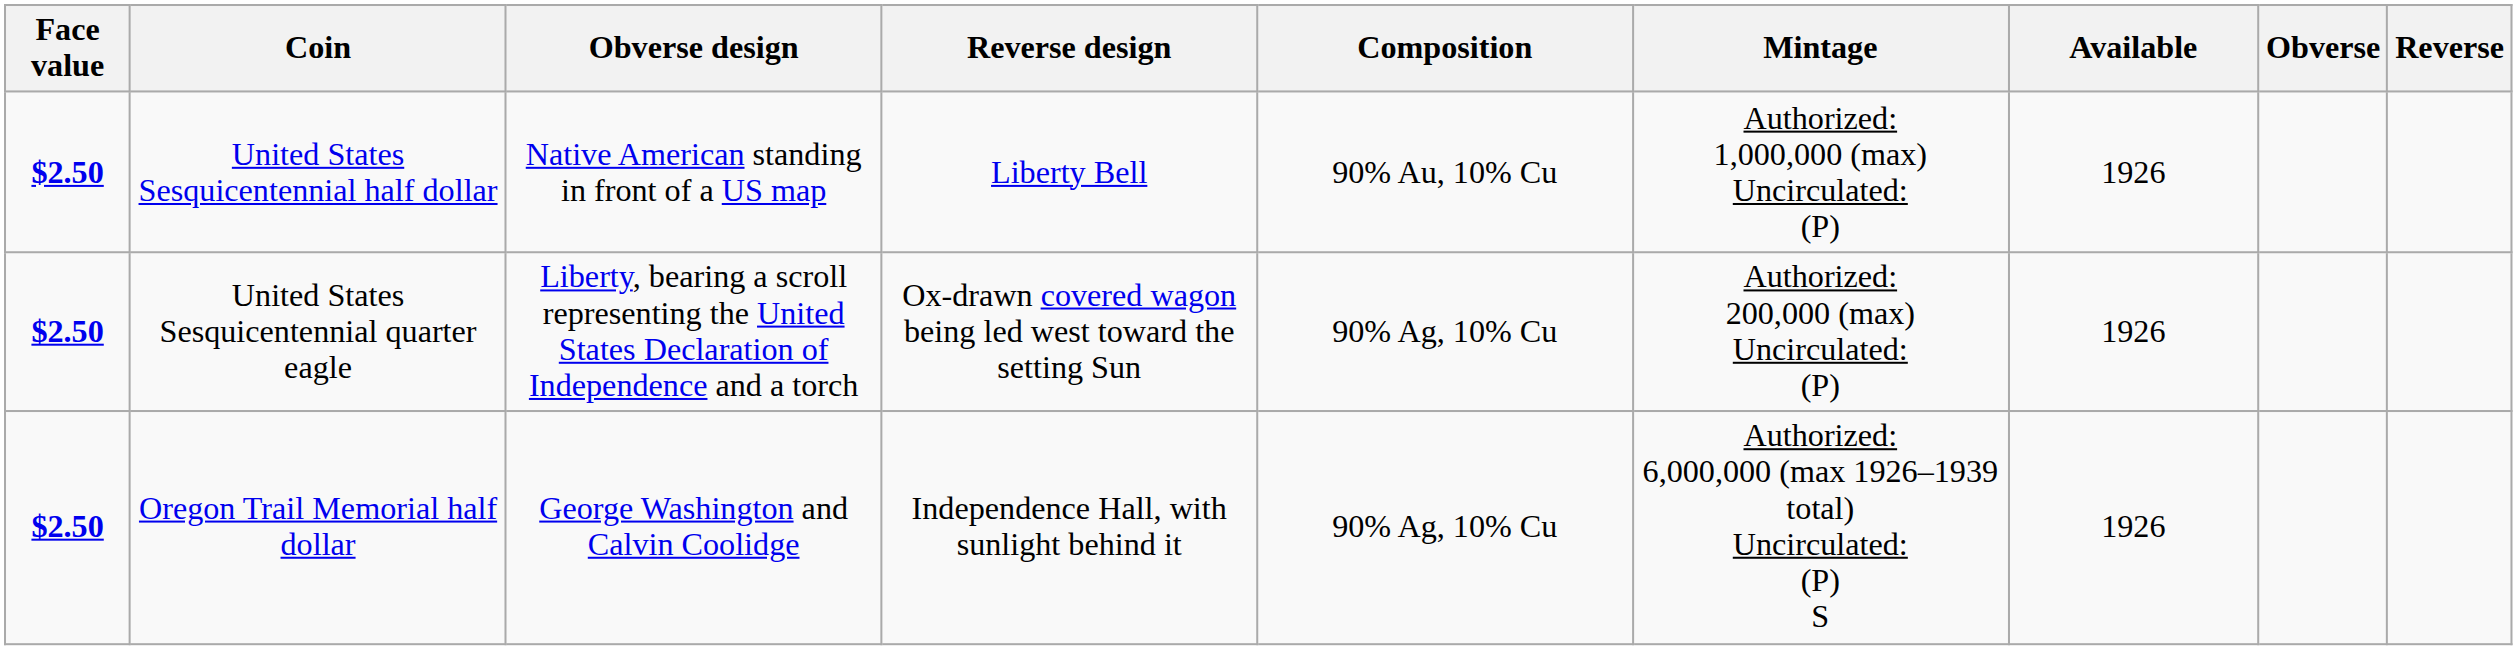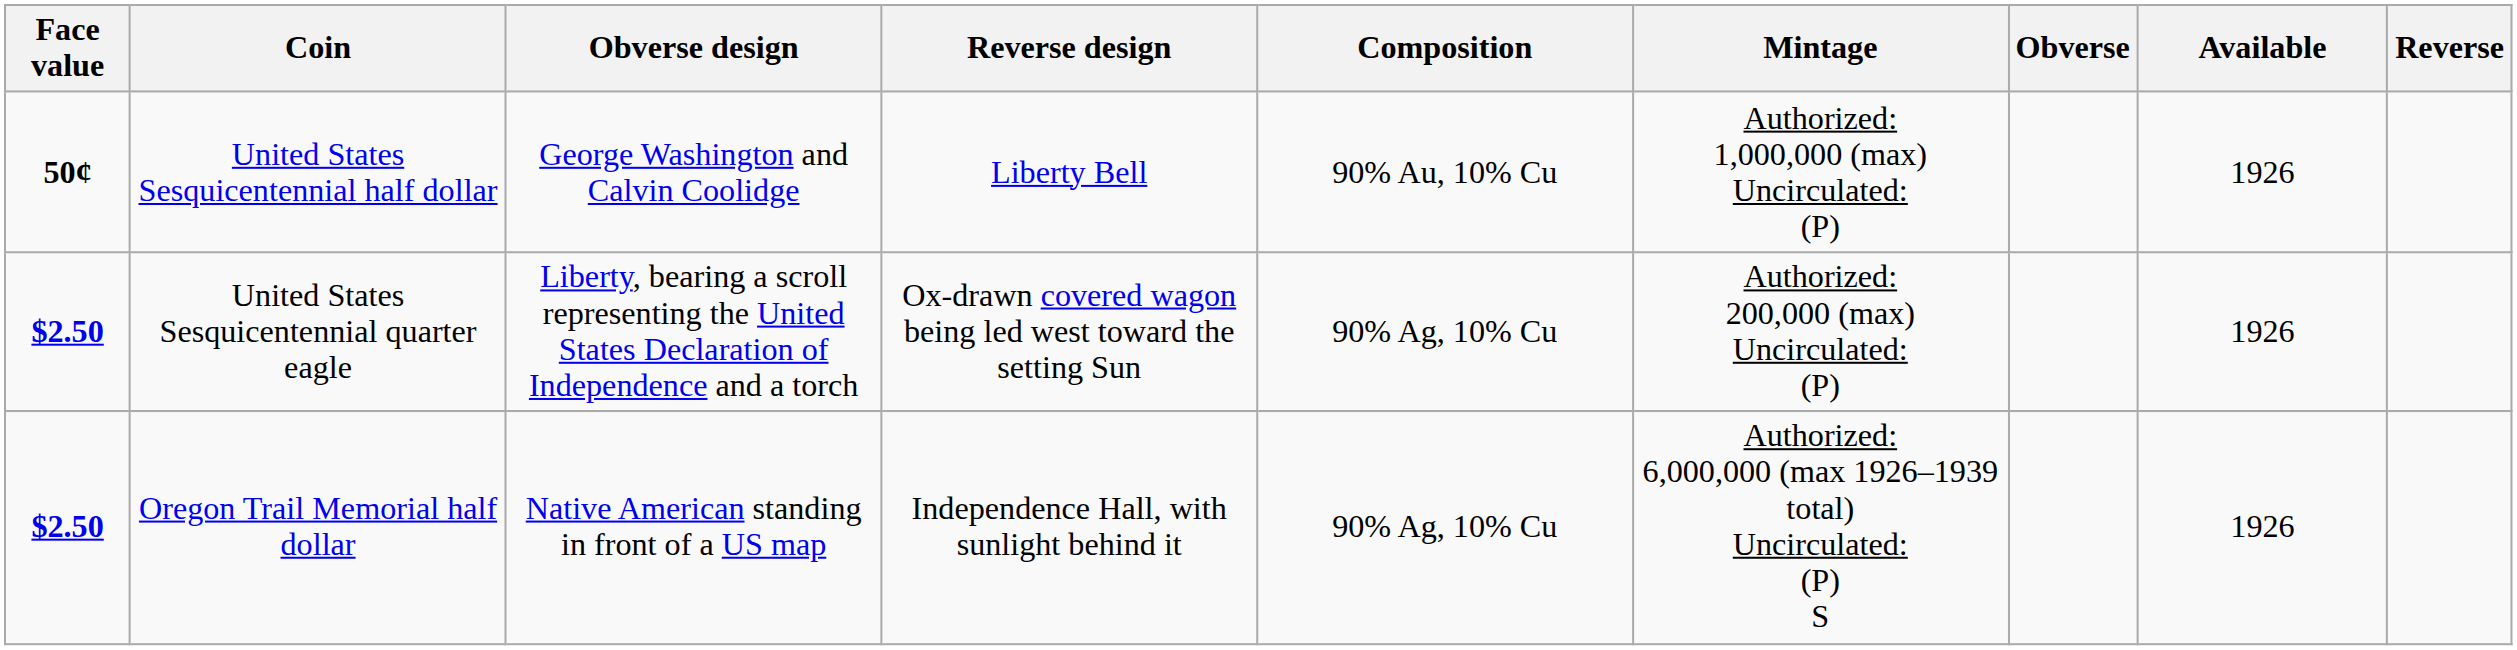columns swapped: (2133, 48) <-> (2323, 48)
(68, 171) $2.50 -> (68, 171) 50¢
(694, 171) Native American standing in front of a US map -> (694, 171) George Washington and Calvin Coolidge
(694, 526) George Washington and Calvin Coolidge -> (694, 526) Native American standing in front of a US map
